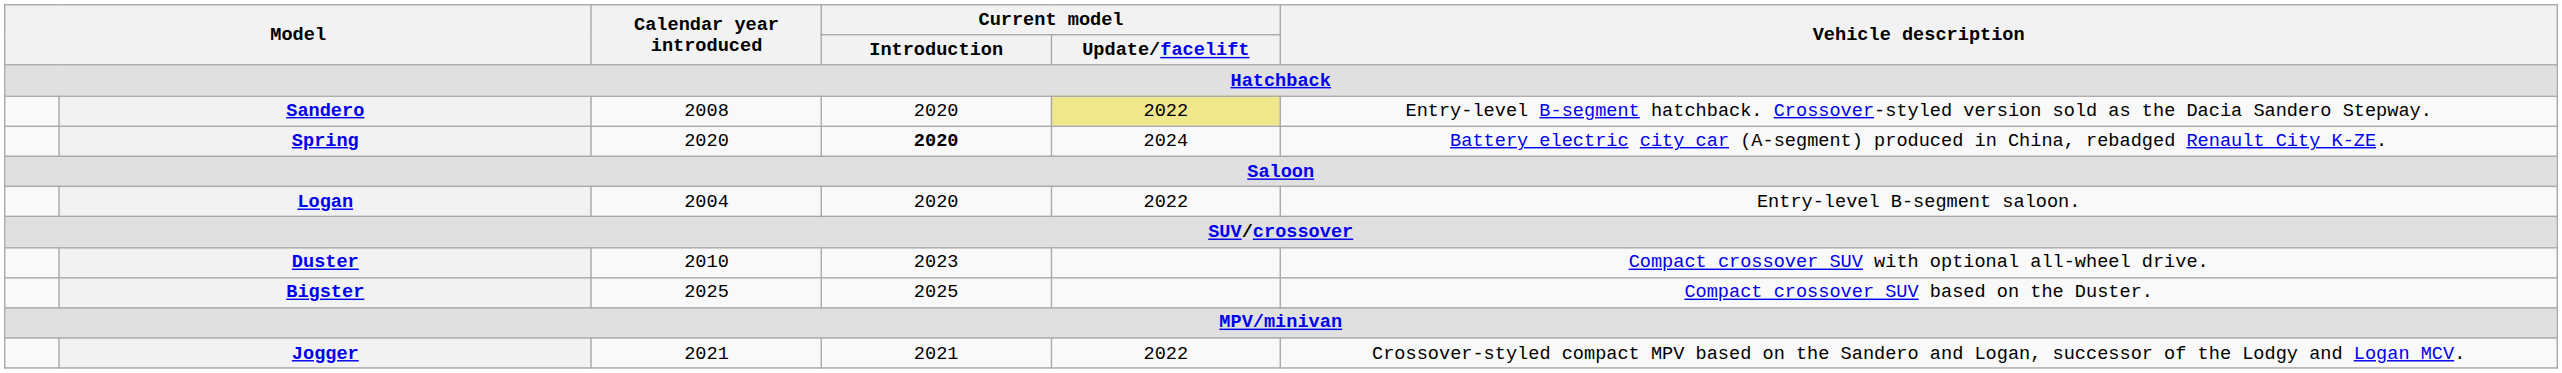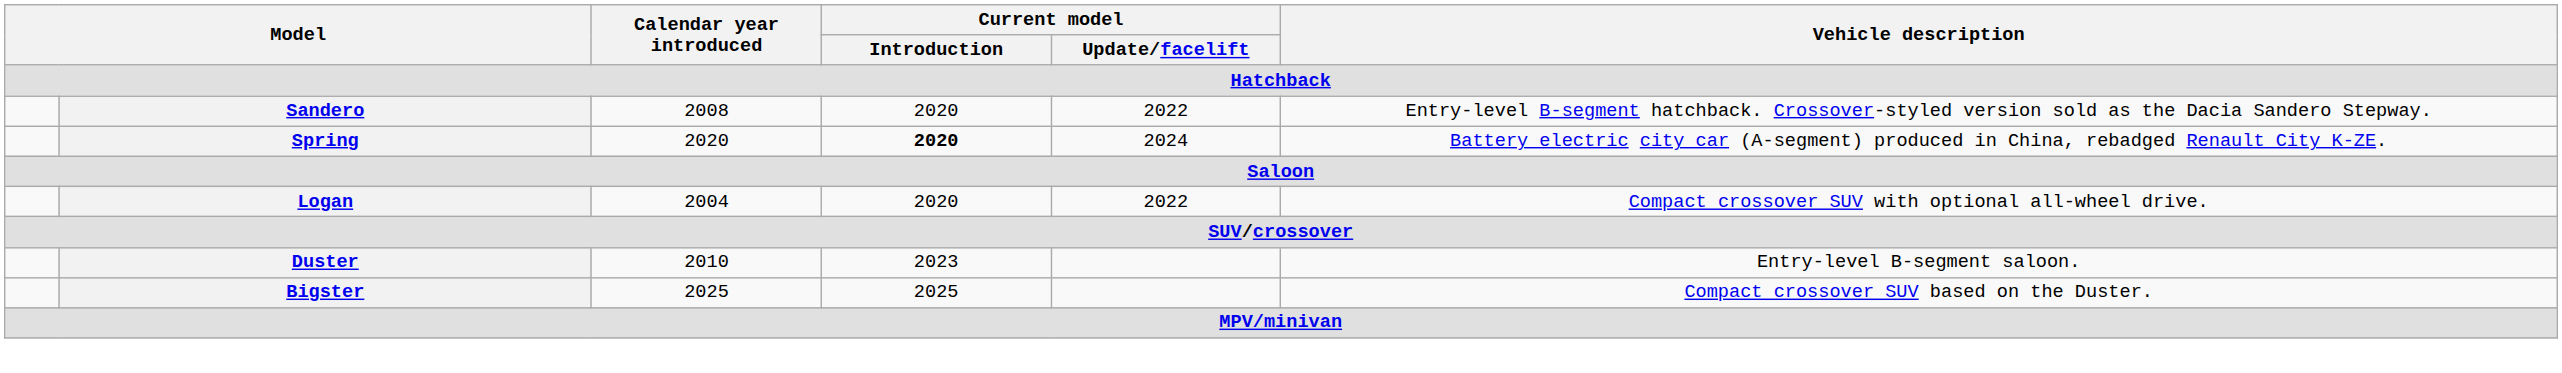(1166, 111) khaki background -> (1166, 111) no background
(1919, 202) Entry-level B-segment saloon. -> (1919, 202) Compact crossover SUV with optional all-wheel drive.
(1919, 262) Compact crossover SUV with optional all-wheel drive. -> (1919, 262) Entry-level B-segment saloon.
- row: (325, 353)
